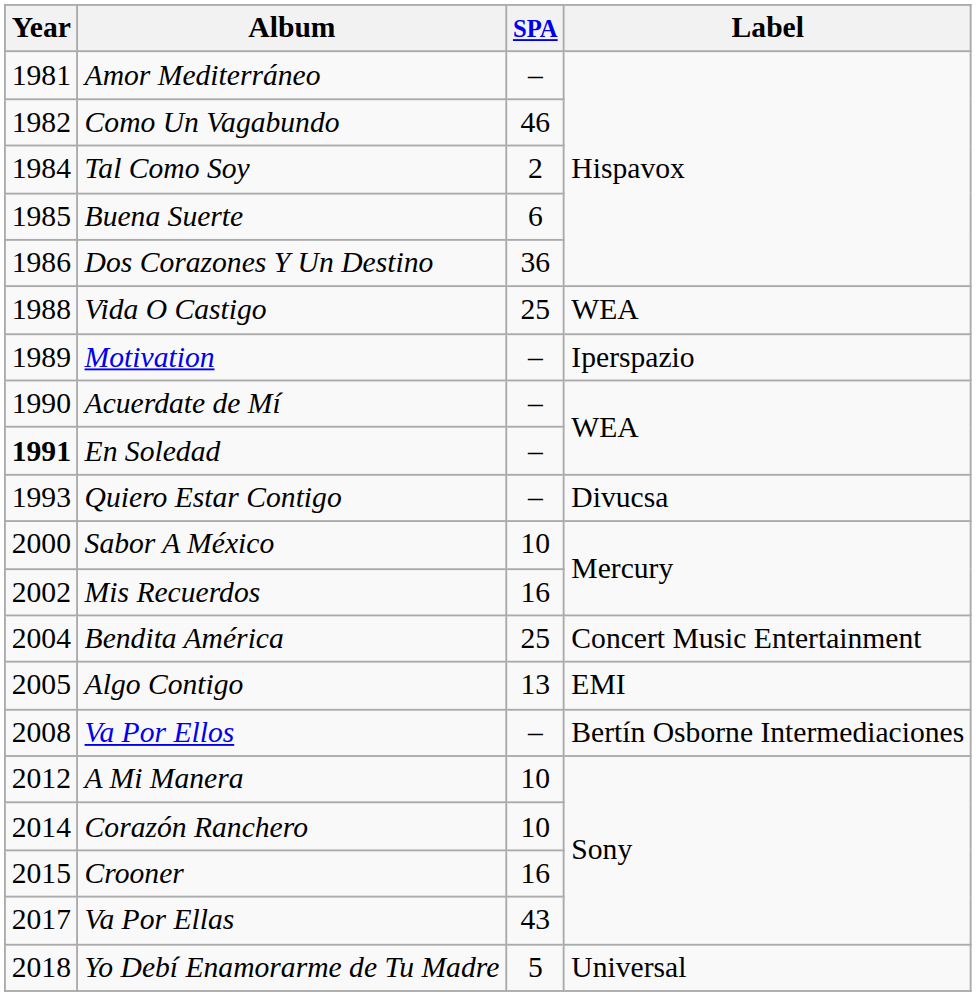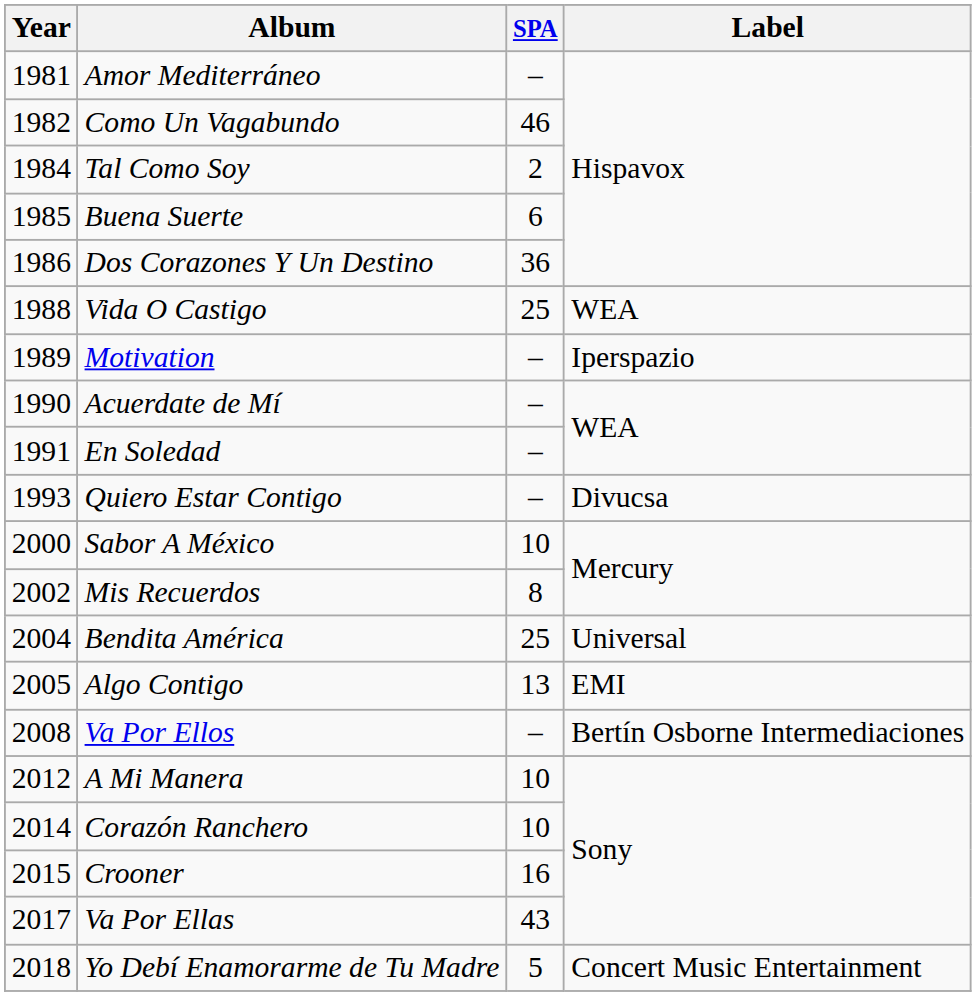(41, 450) bold -> (41, 450) normal
(535, 591) 16 -> (535, 591) 8
(746, 638) Concert Music Entertainment -> (629, 638) Universal
(629, 966) Universal -> (746, 966) Concert Music Entertainment
